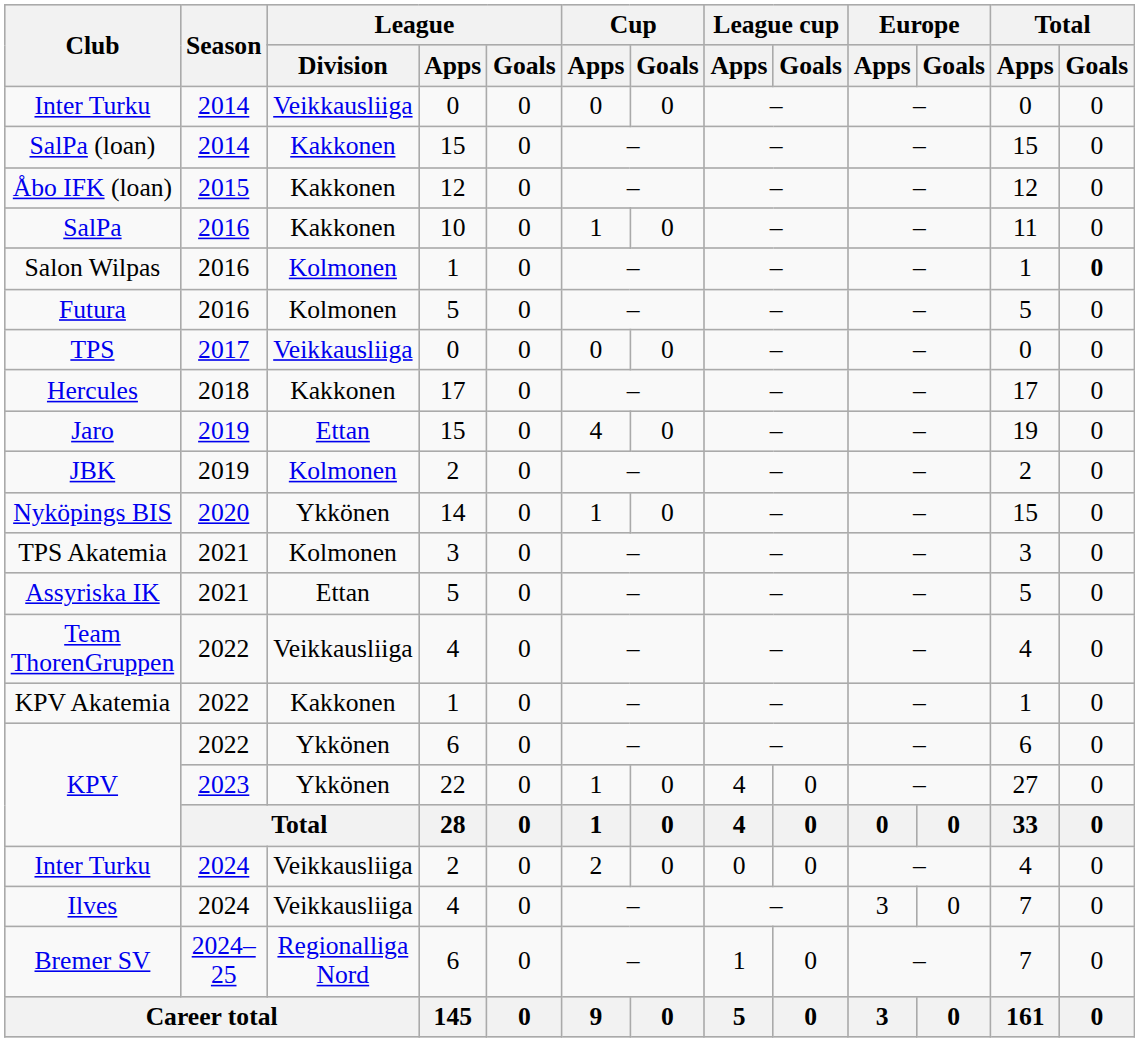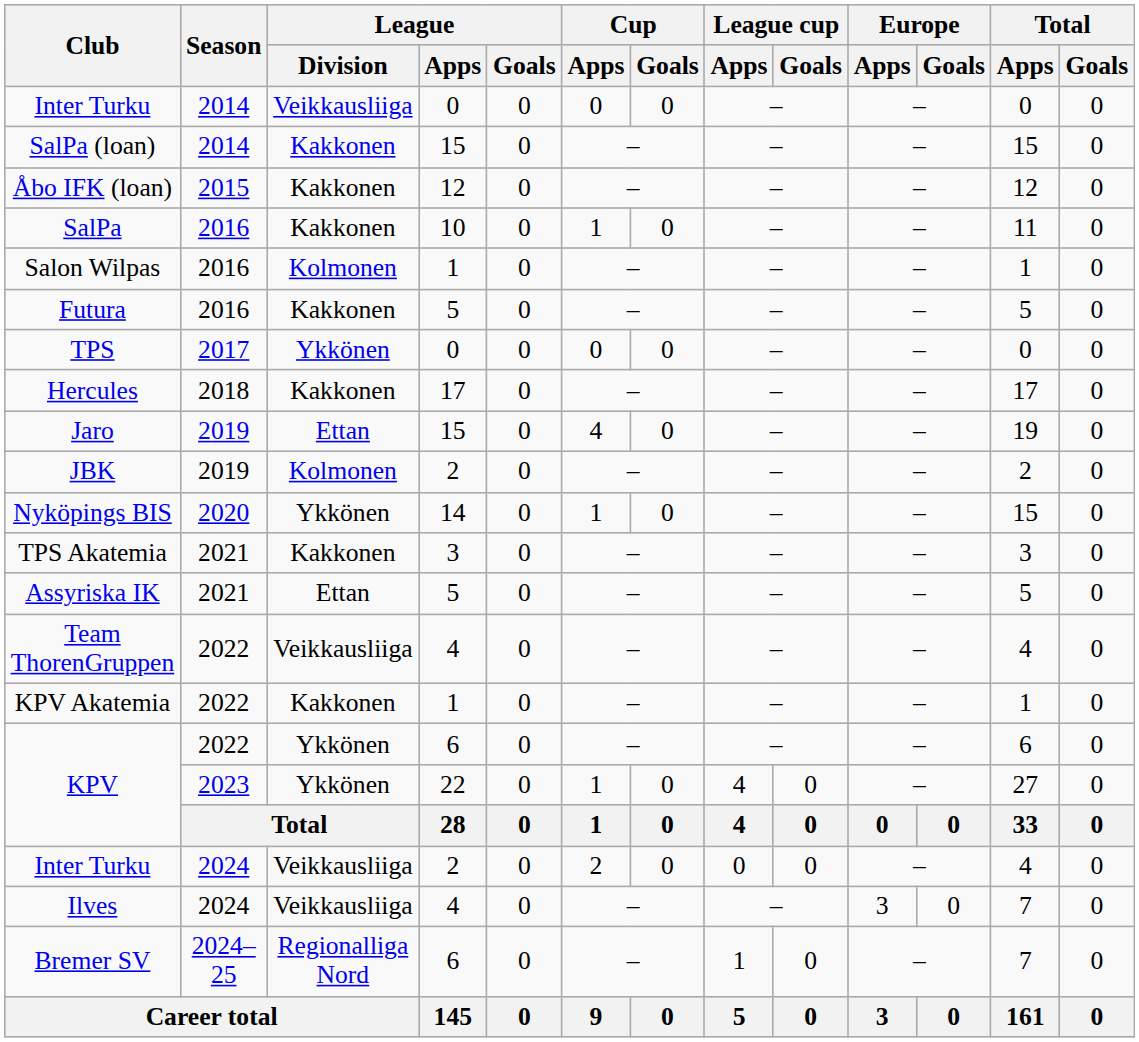(1097, 268) bold -> (1097, 268) normal
(343, 308) Kolmonen -> (343, 308) Kakkonen
(343, 349) Veikkausliiga -> (343, 349) Ykkönen
(343, 552) Kolmonen -> (343, 552) Kakkonen
